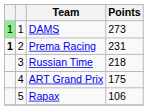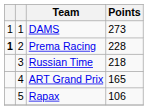(10, 29) lightgreen background -> (10, 29) no background
(117, 46) 231 -> (117, 46) 228
(117, 79) 175 -> (117, 79) 165
